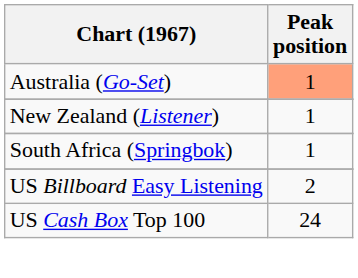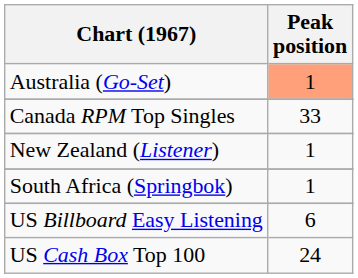+ row: (122, 116)
(310, 185) 2 -> (310, 220) 6
